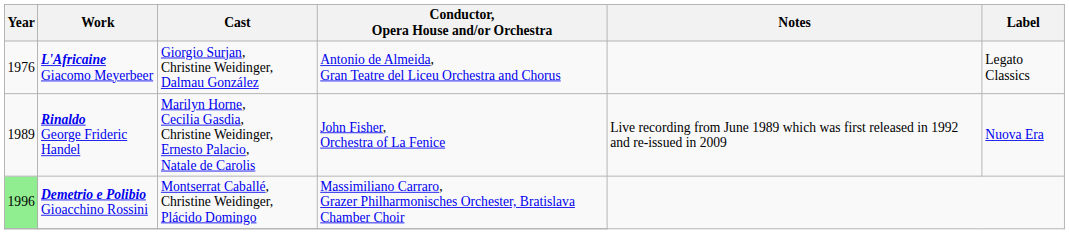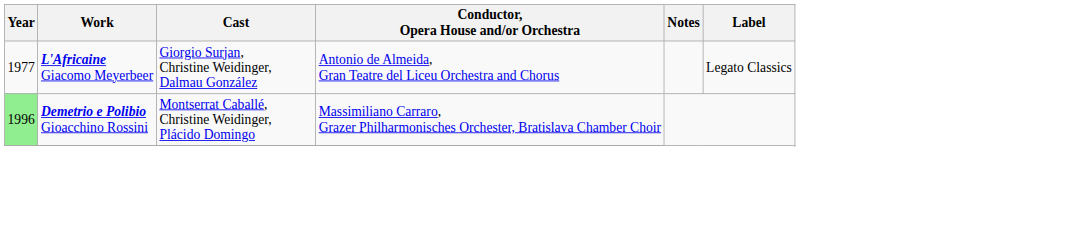(21, 67) 1976 -> (21, 67) 1977
- row: (84, 134)
